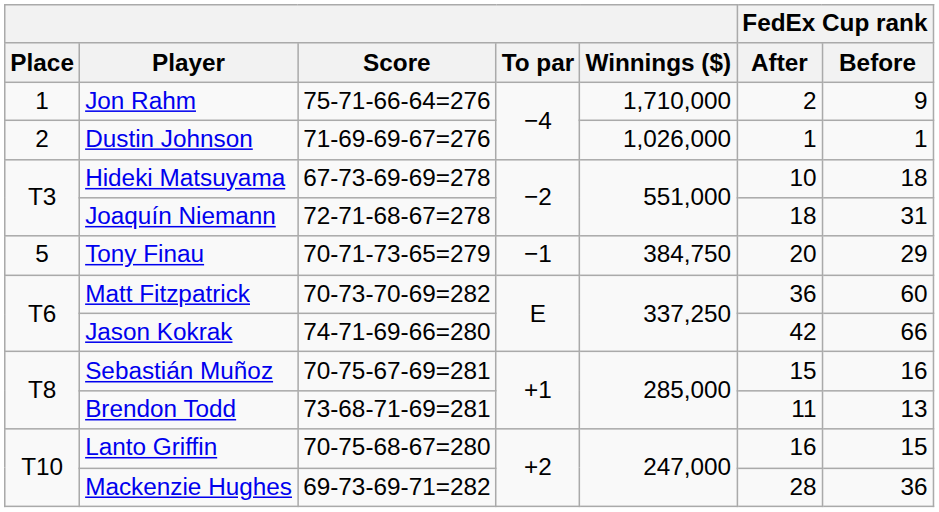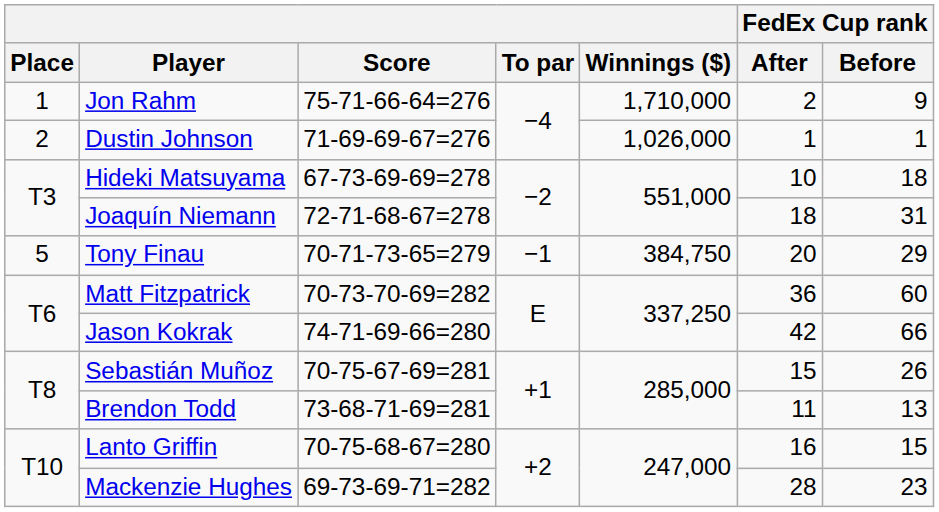(914, 370) 16 -> (914, 370) 26
(914, 486) 36 -> (914, 486) 23
